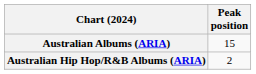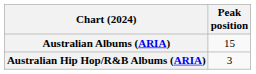(229, 60) 2 -> (229, 60) 3
